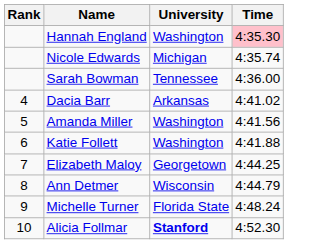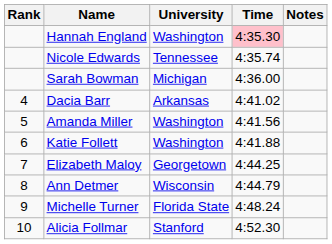+ column: (305, 15)
(180, 57) Michigan -> (185, 57) Tennessee
(185, 79) Tennessee -> (180, 79) Michigan
(181, 228) bold -> (178, 228) normal
